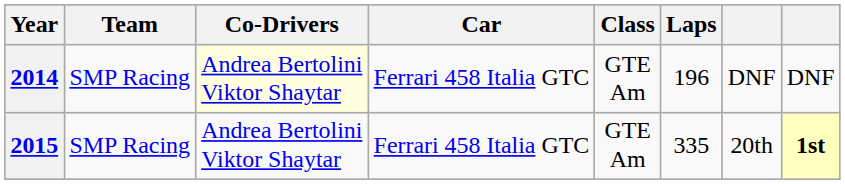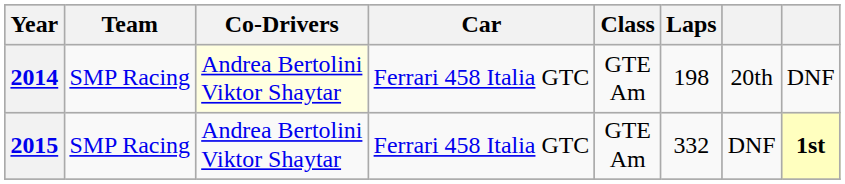(691, 78) 196 -> (691, 78) 198
(752, 78) DNF -> (752, 78) 20th
(691, 145) 335 -> (691, 145) 332
(752, 145) 20th -> (752, 145) DNF
